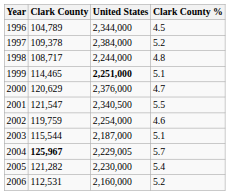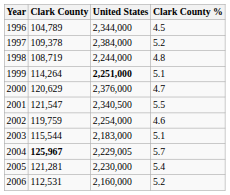(46, 58) 108,717 -> (46, 58) 108,719
(46, 74) 114,465 -> (46, 74) 114,264
(112, 136) 2,187,000 -> (112, 136) 2,183,000
(46, 167) 121,282 -> (46, 167) 121,281
